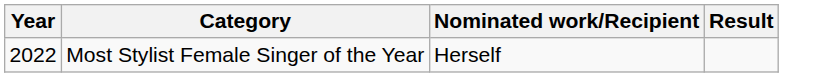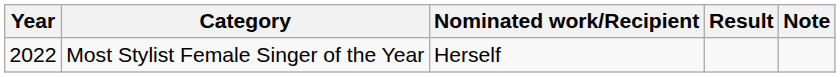+ column: (807, 21)
